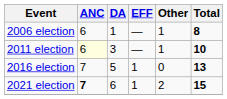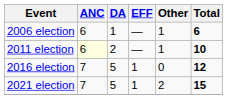(197, 31) 8 -> (197, 31) 6
(113, 49) 3 -> (113, 49) 2
(200, 67) 13 -> (200, 67) 12
(83, 85) bold -> (83, 85) normal
(113, 85) 6 -> (113, 85) 5
